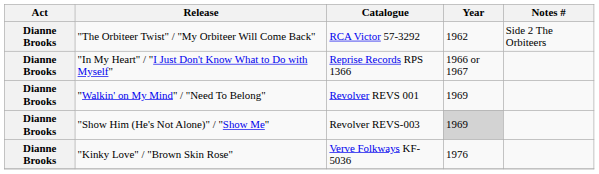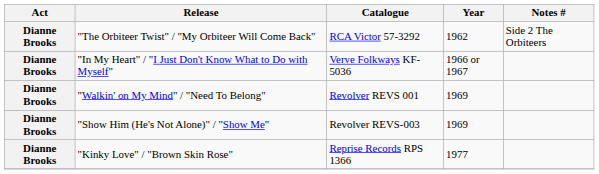(376, 65) Reprise Records RPS 1366 -> (375, 65) Verve Folkways KF-5036
(457, 124) lightgrey background -> (457, 124) no background
(375, 154) Verve Folkways KF-5036 -> (376, 154) Reprise Records RPS 1366
(457, 154) 1976 -> (457, 154) 1977
